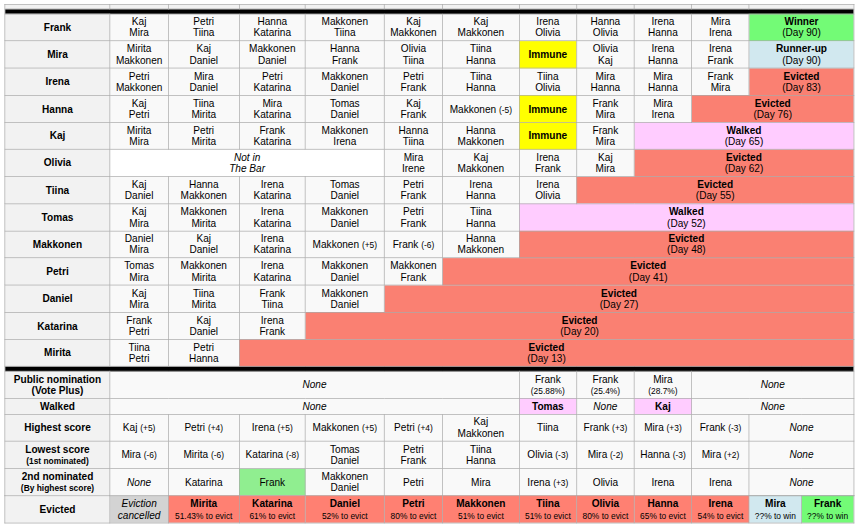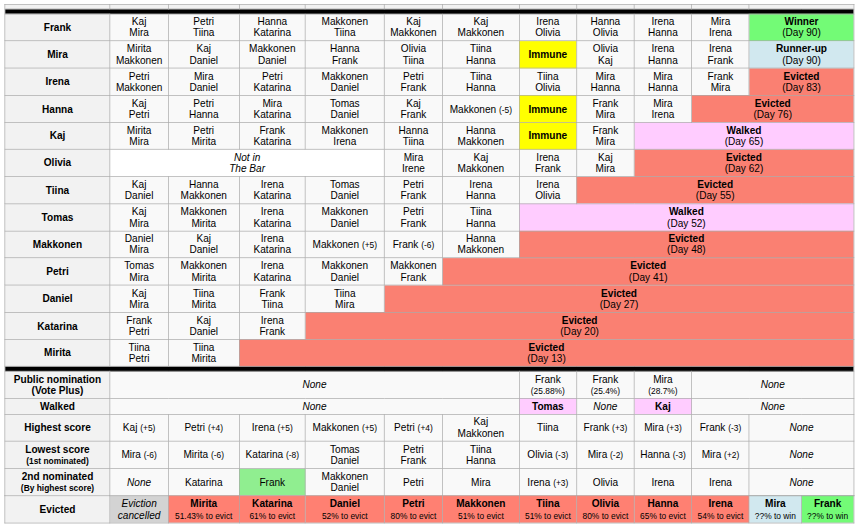(204, 109) Tiina Mirita -> (204, 109) Petri Hanna
(345, 299) Makkonen Daniel -> (345, 299) Tiina Mira
(204, 353) Petri Hanna -> (204, 353) Tiina Mirita
